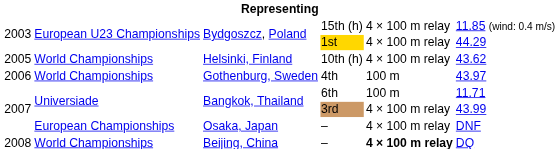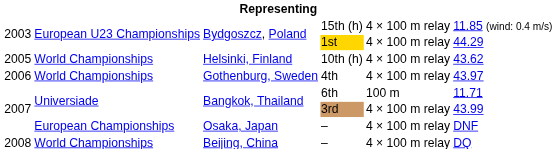(383, 76) 100 m -> (408, 76) 4 × 100 m relay
(409, 142) bold -> (408, 142) normal
